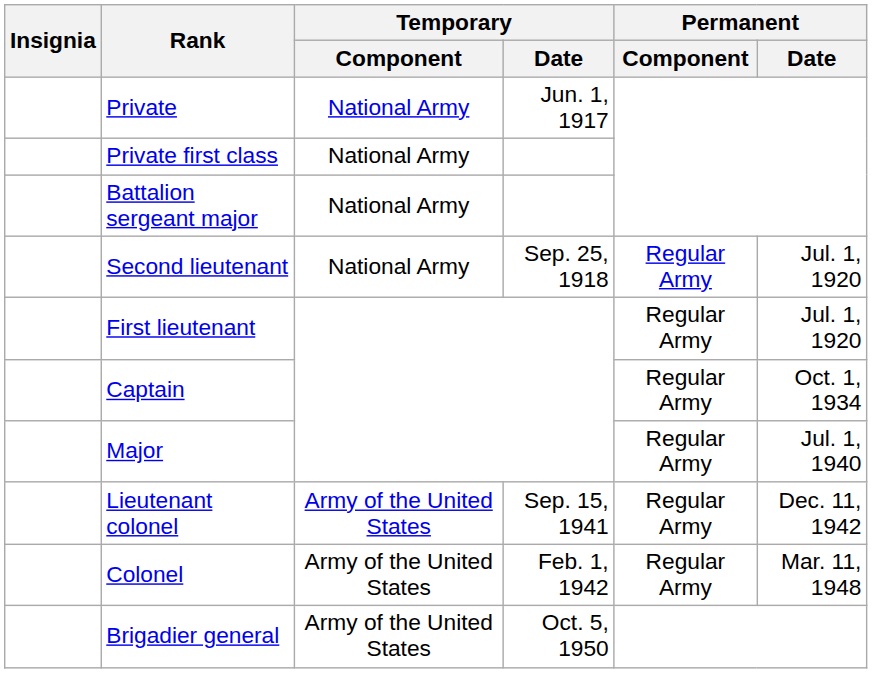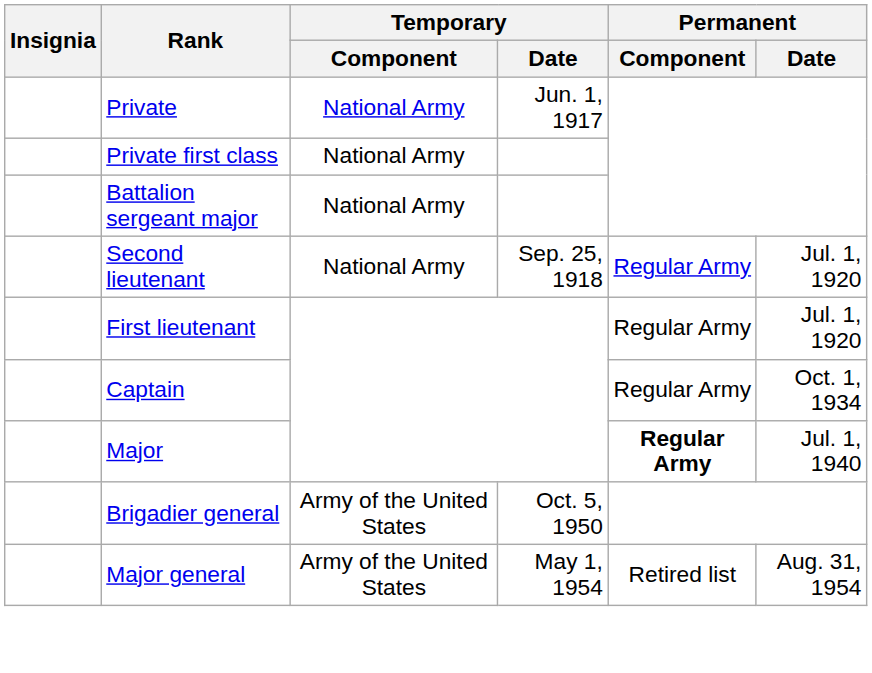(685, 451) normal -> (682, 451) bold
- row: (159, 512)
- row: (145, 574)
+ row: (176, 574)
